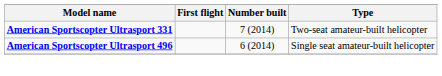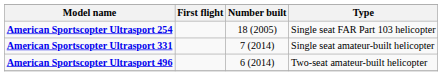+ row: (90, 29)
(359, 29) Two-seat amateur-built helicopter -> (363, 46) Single seat amateur-built helicopter
(363, 46) Single seat amateur-built helicopter -> (359, 63) Two-seat amateur-built helicopter
